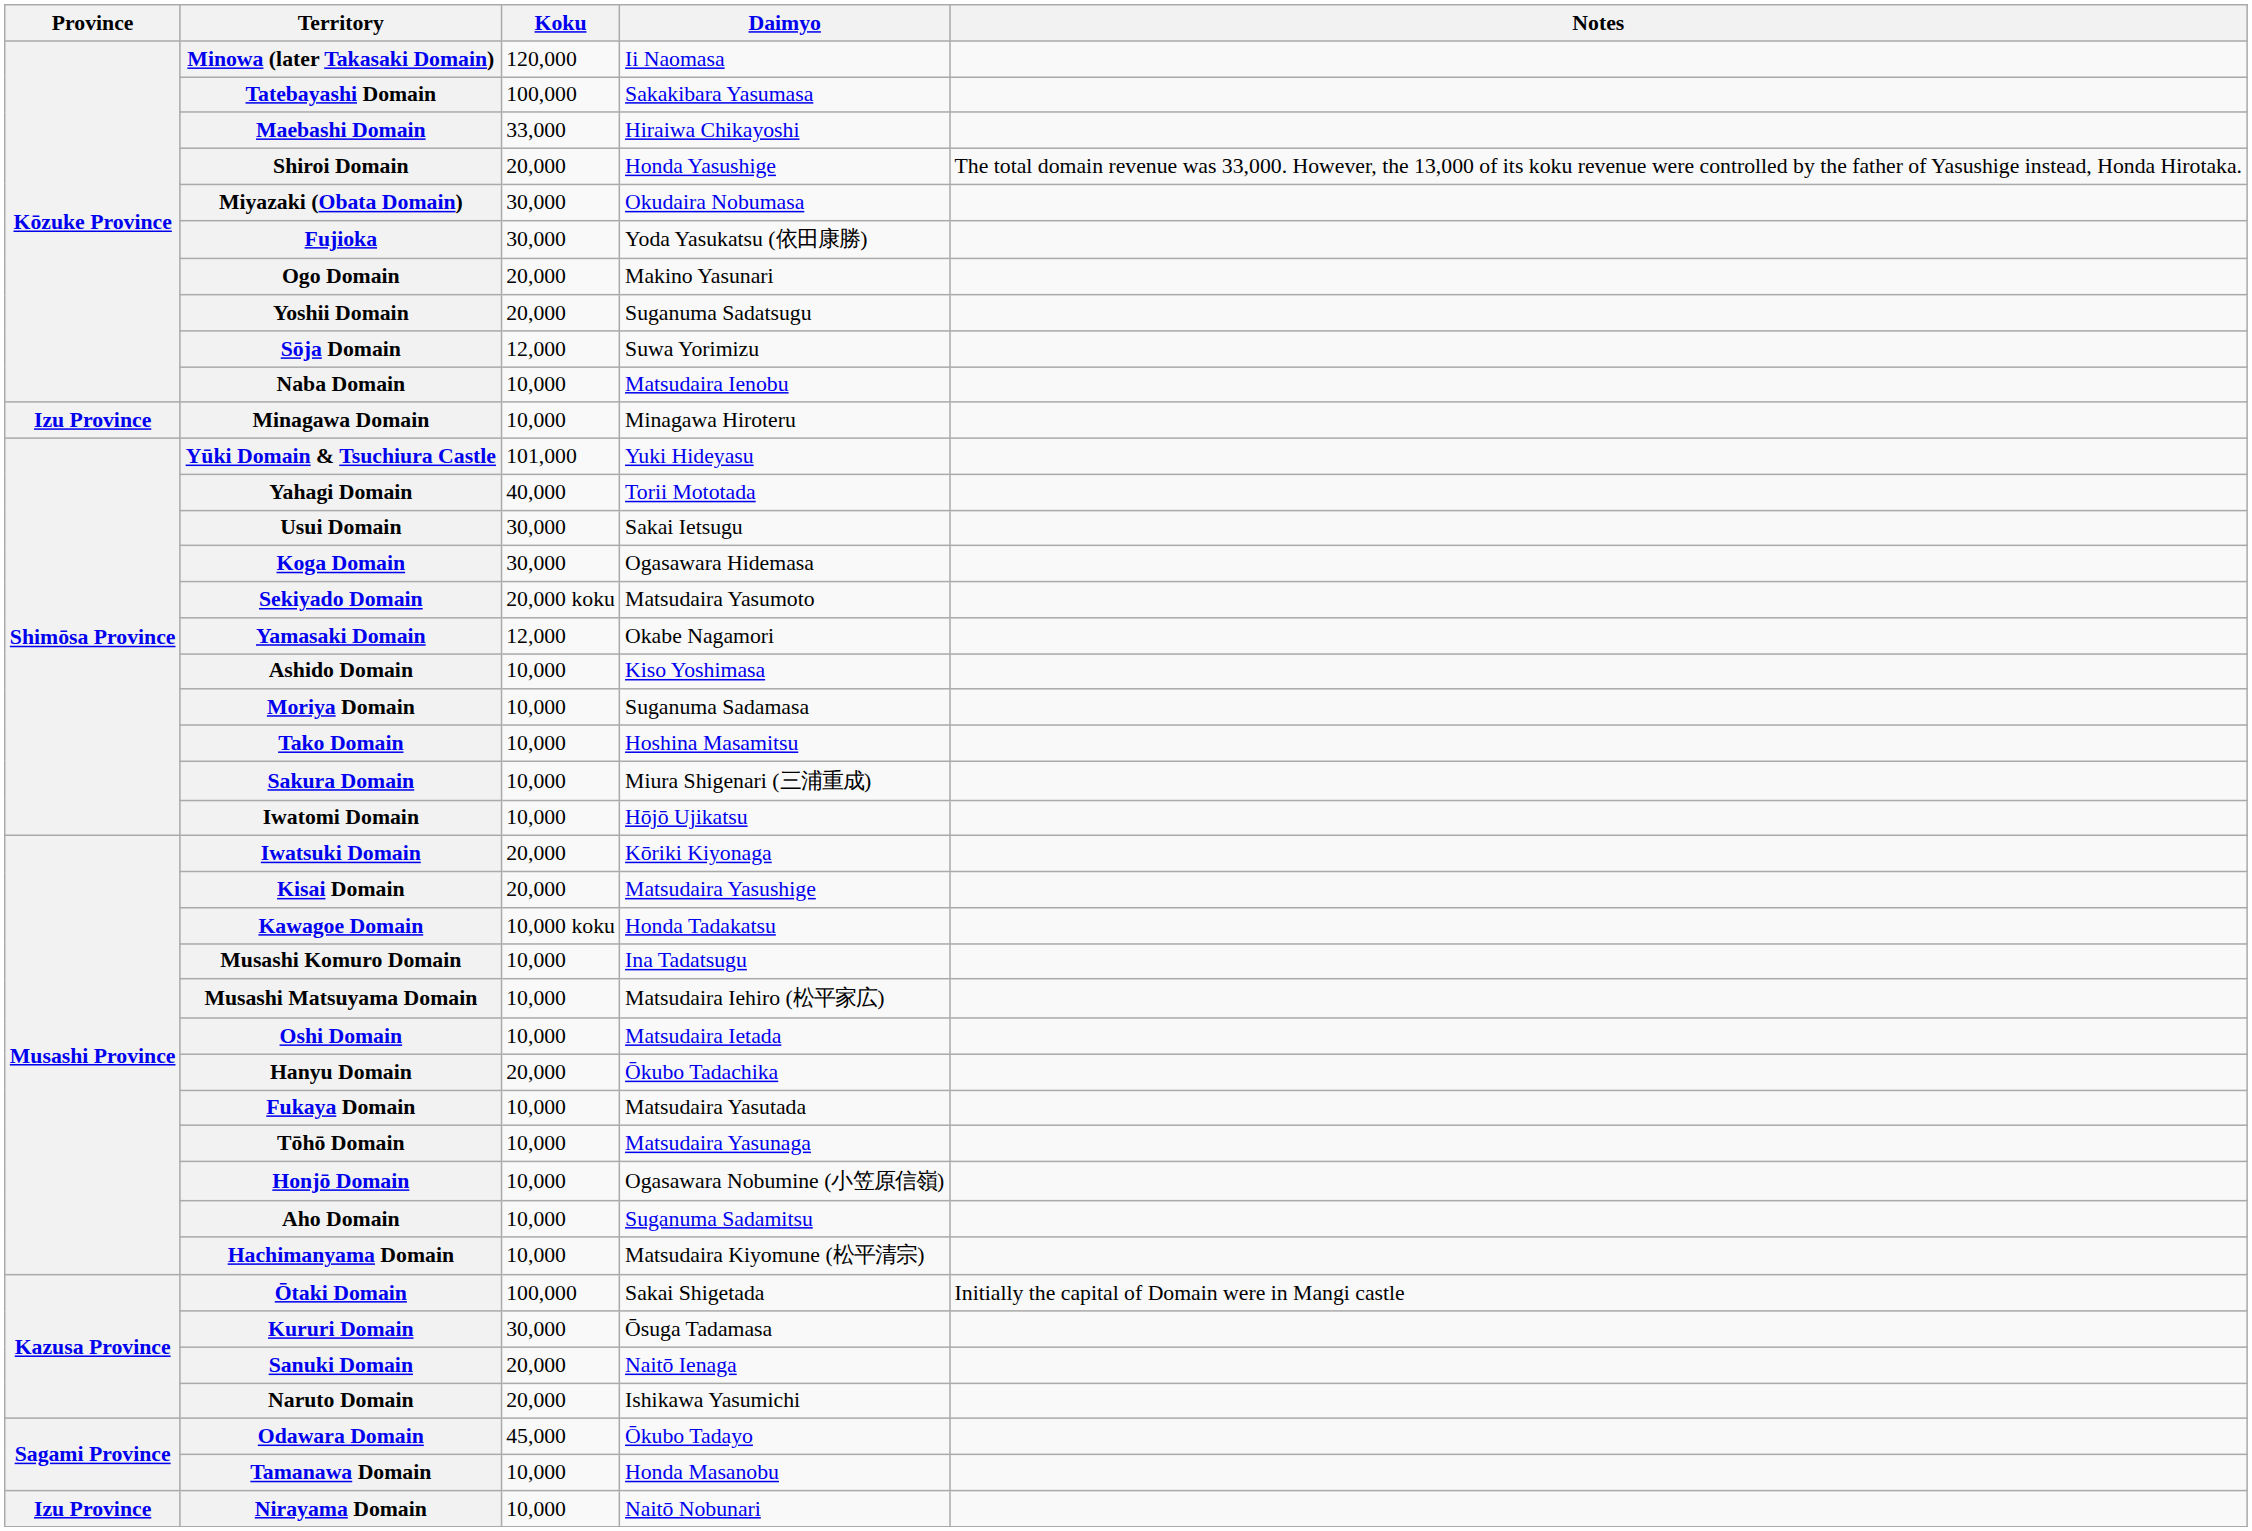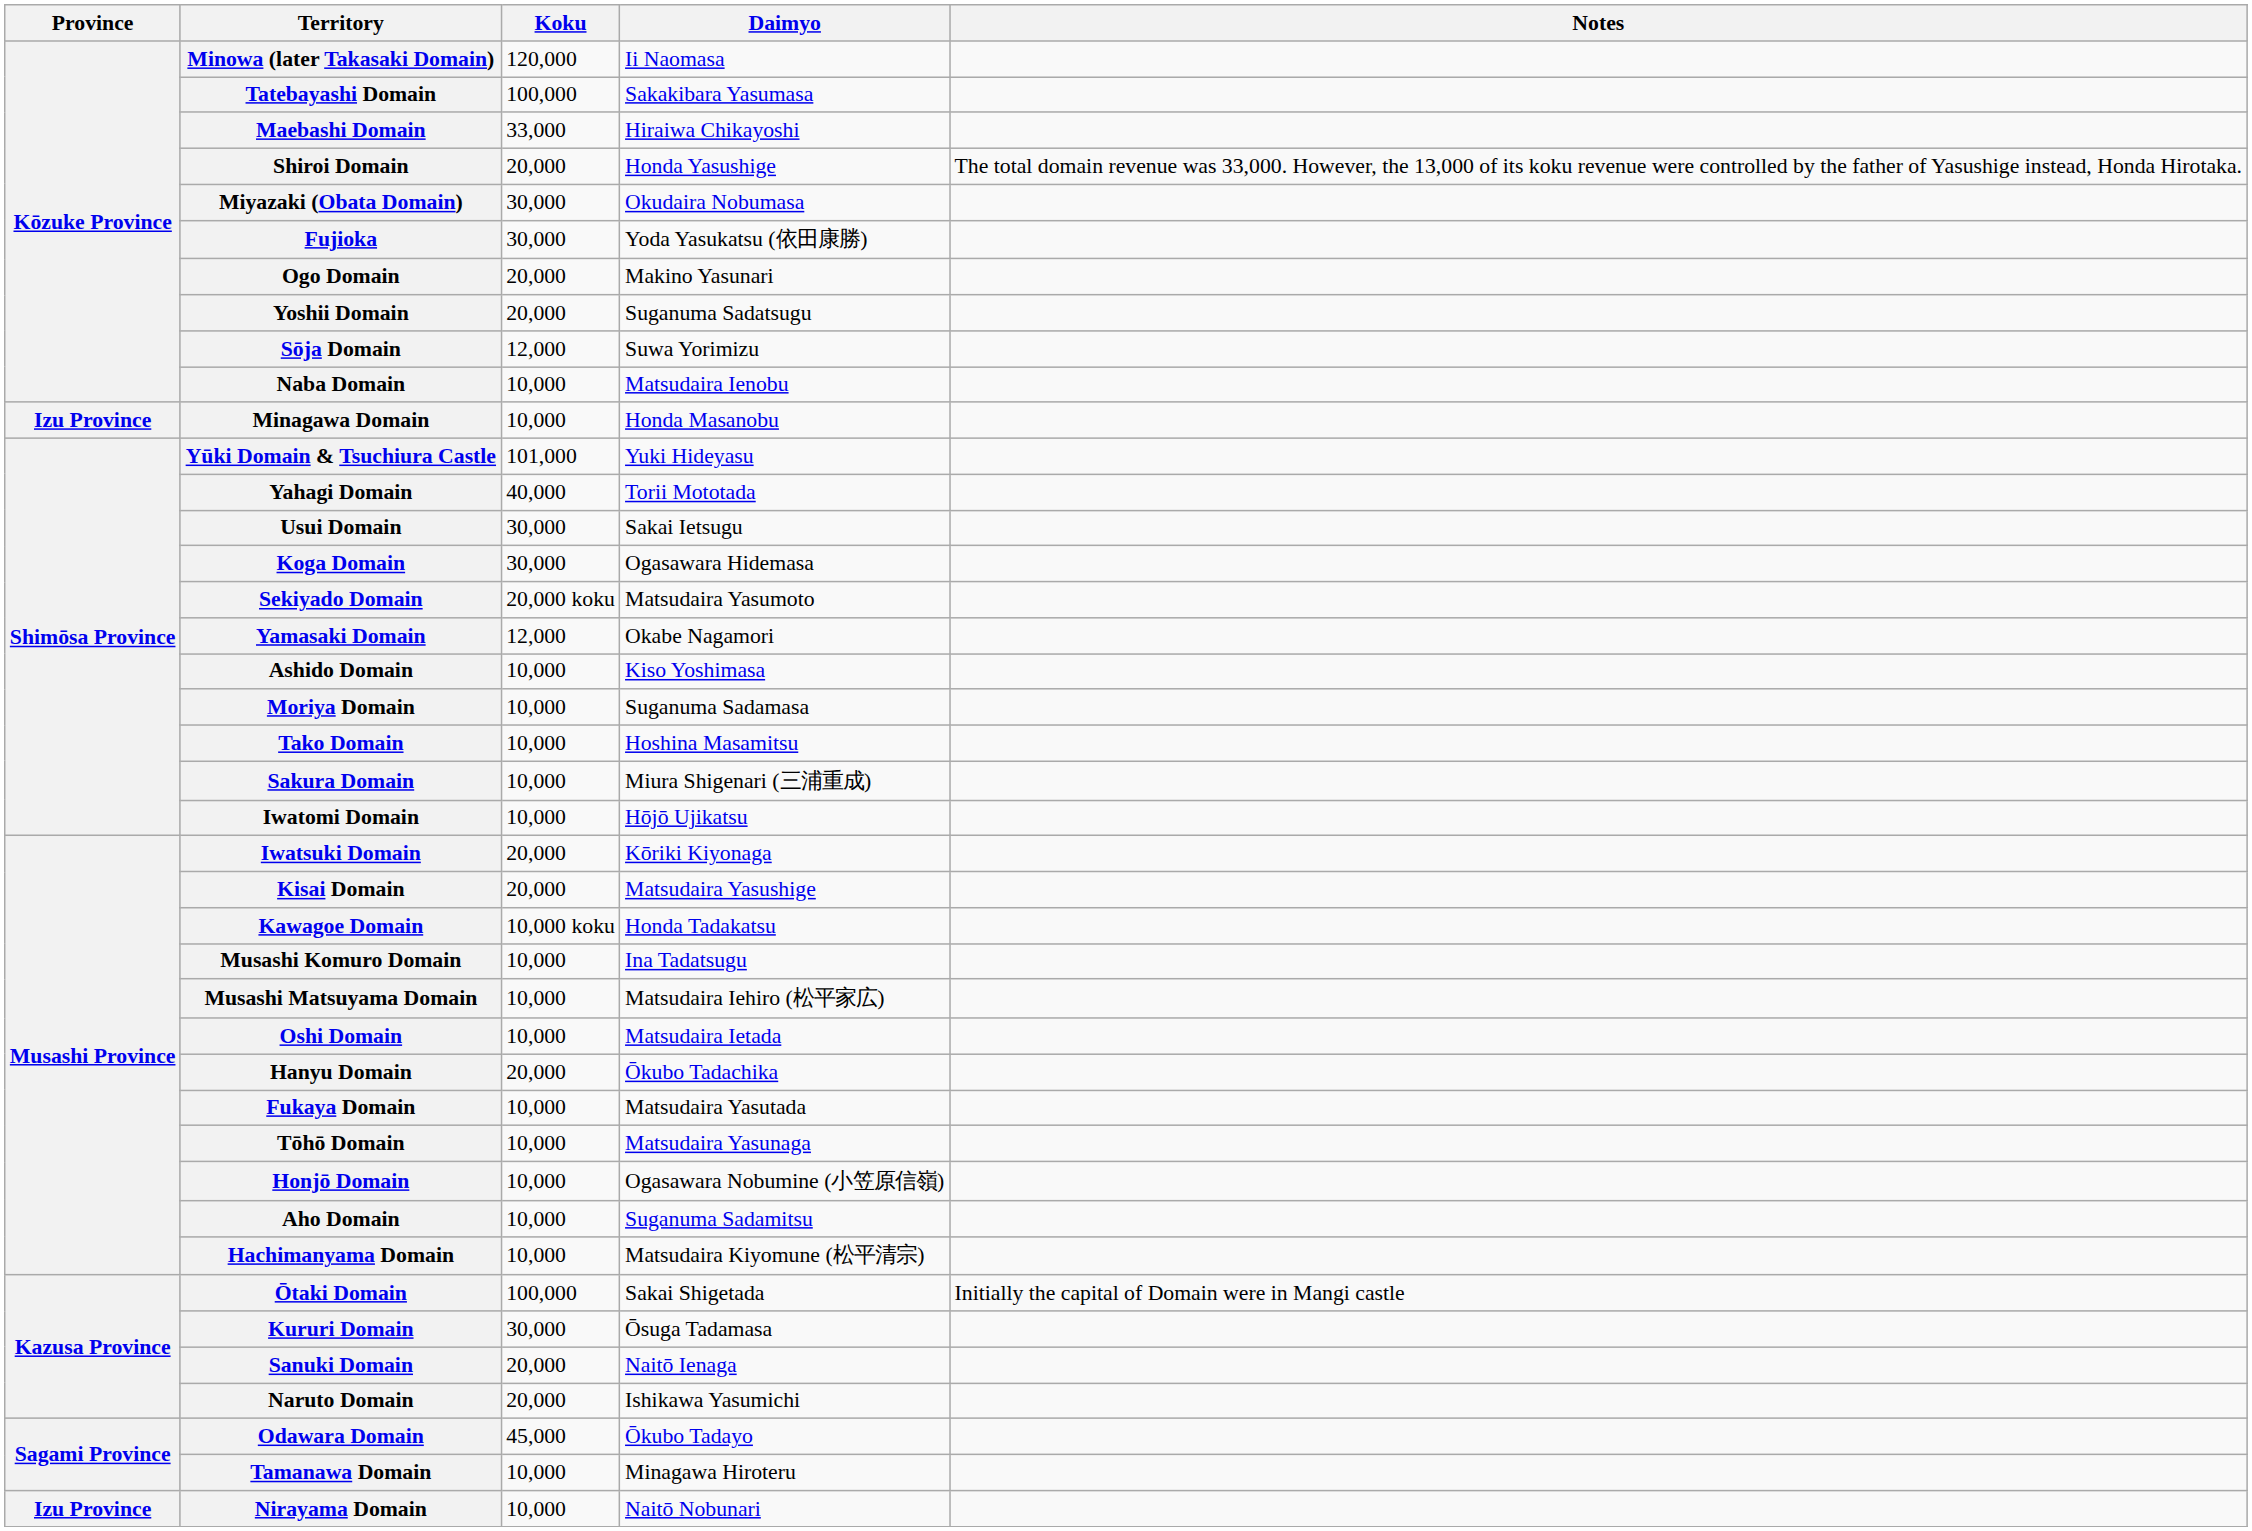(710, 420) Minagawa Hiroteru -> (702, 420) Honda Masanobu
(702, 1472) Honda Masanobu -> (710, 1472) Minagawa Hiroteru
